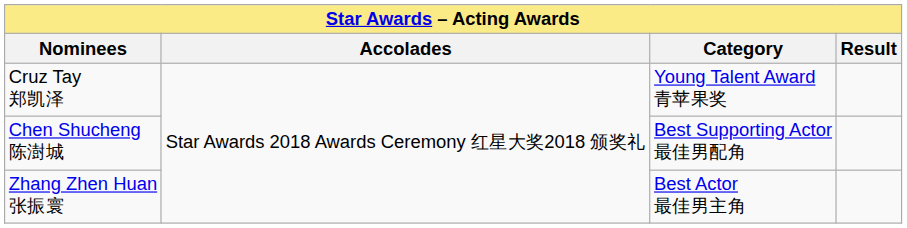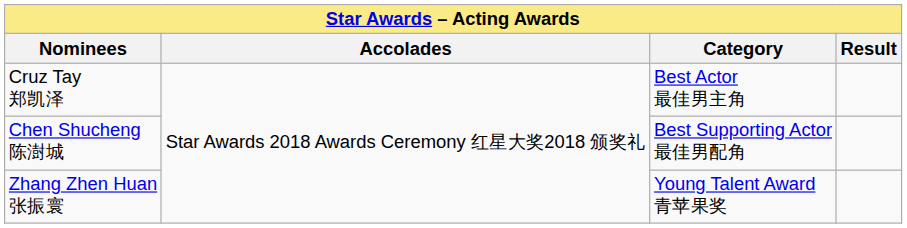(735, 88) Young Talent Award 青苹果奖 -> (700, 88) Best Actor 最佳男主角
(700, 195) Best Actor 最佳男主角 -> (735, 195) Young Talent Award 青苹果奖
